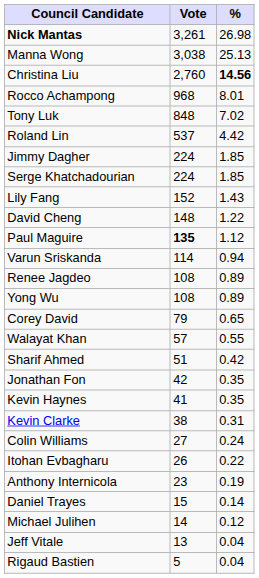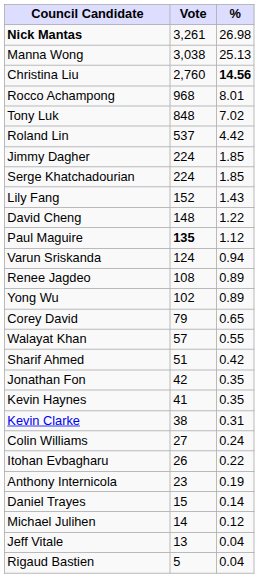(183, 258) 114 -> (184, 258) 124
(184, 298) 108 -> (184, 298) 102
